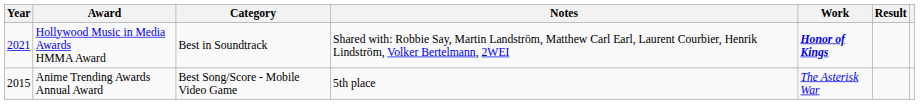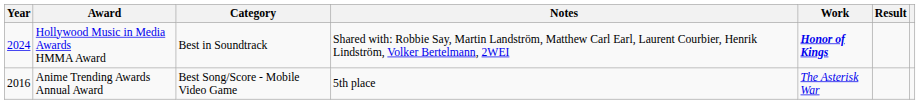(19, 45) 2021 -> (19, 45) 2024
(19, 83) 2015 -> (19, 83) 2016
